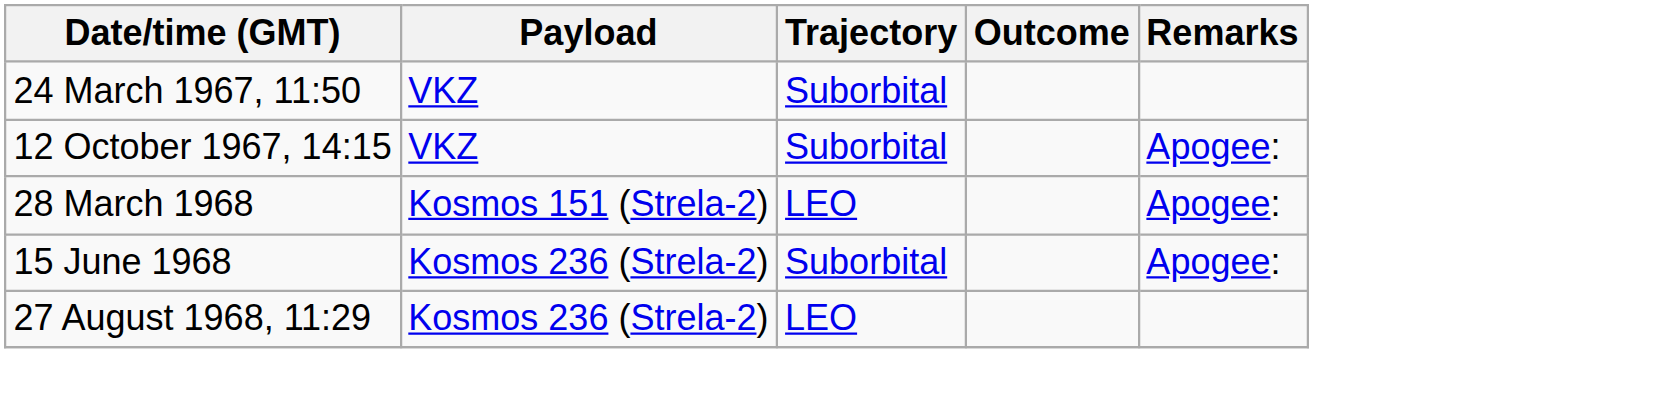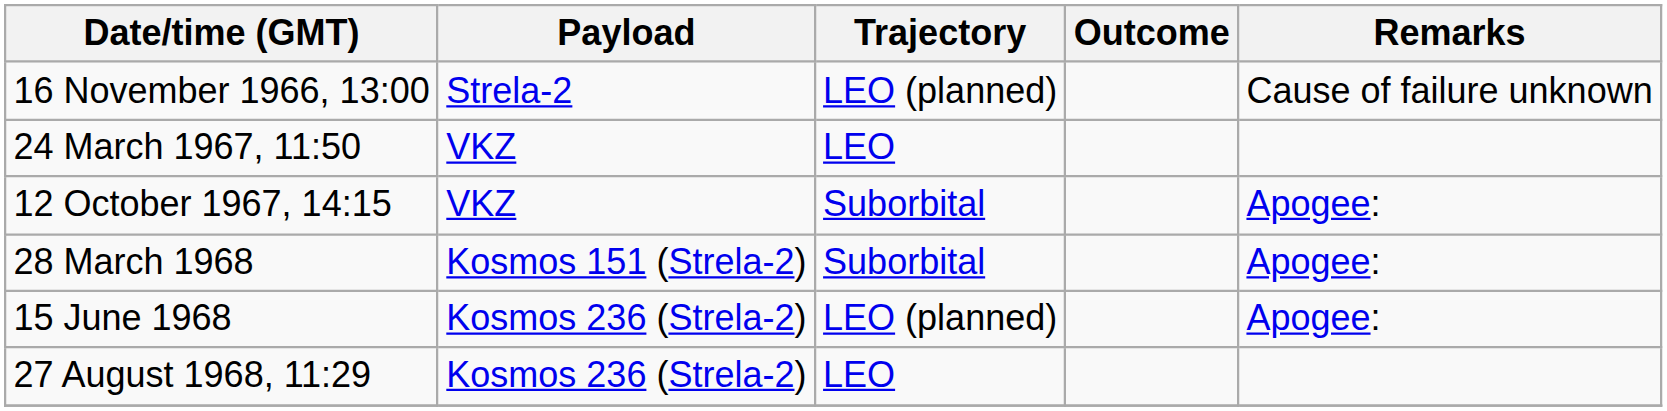+ row: (222, 90)
(866, 90) Suborbital -> (859, 147) LEO
(821, 204) LEO -> (904, 261) Suborbital
(866, 261) Suborbital -> (940, 318) LEO (planned)
